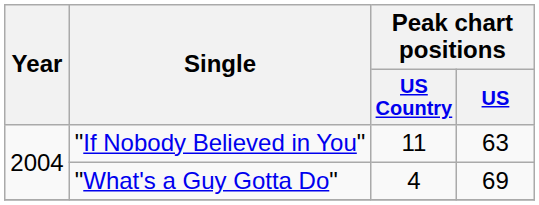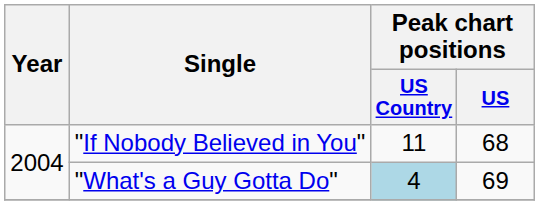(495, 143) 63 -> (495, 143) 68
(414, 181) no background -> (414, 181) lightblue background
